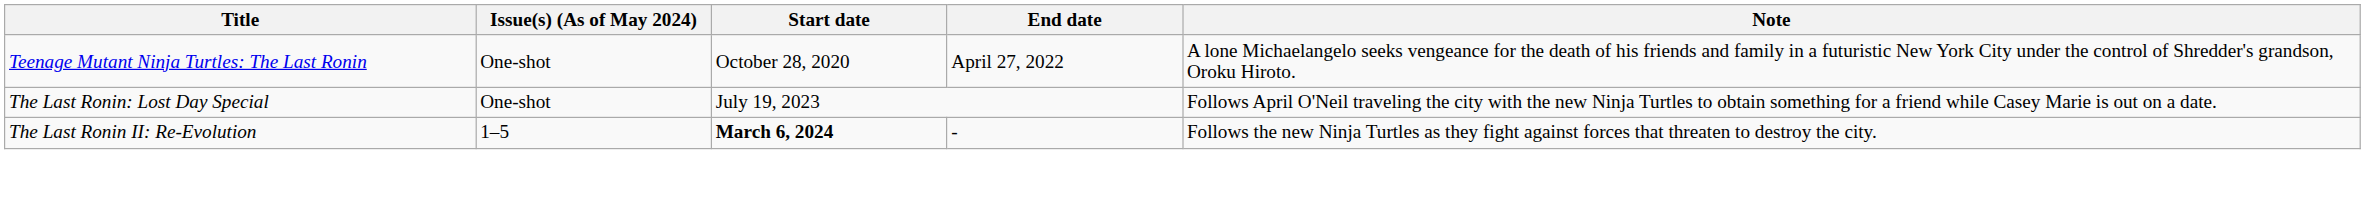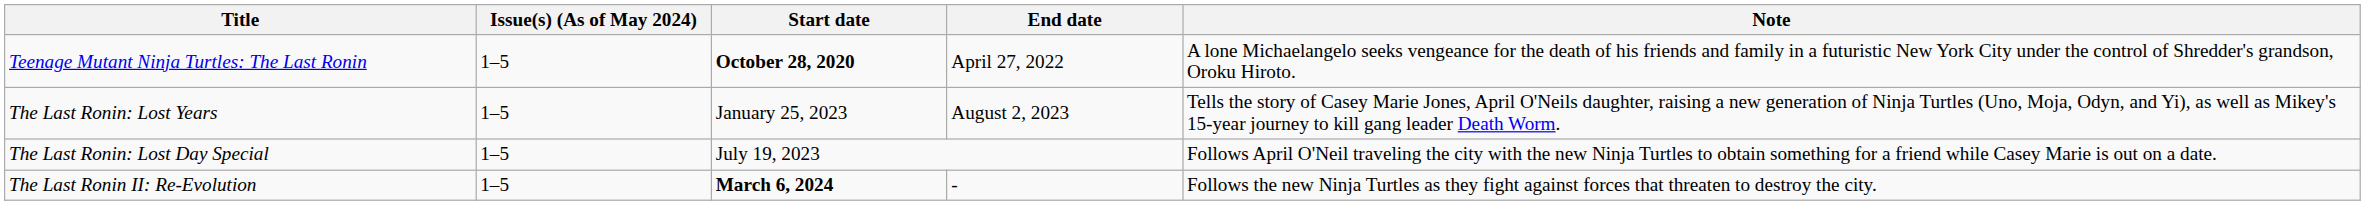(515, 60) One-shot -> (495, 60) 1–5
(783, 60) normal -> (785, 60) bold
+ row: (113, 113)
(515, 102) One-shot -> (495, 154) 1–5
